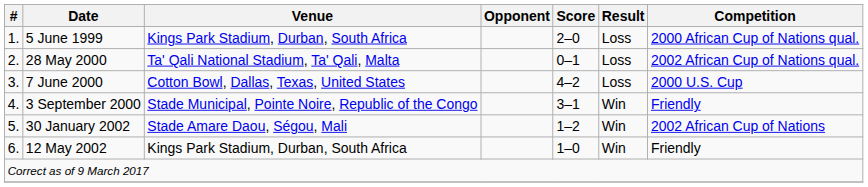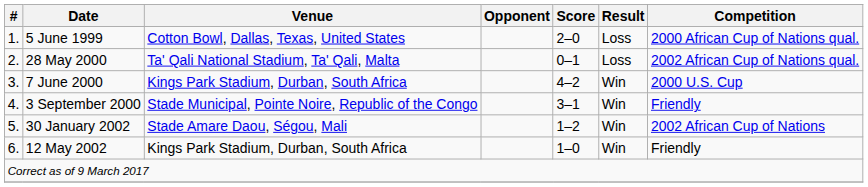(277, 38) Kings Park Stadium, Durban, South Africa -> (276, 38) Cotton Bowl, Dallas, Texas, United States
(276, 82) Cotton Bowl, Dallas, Texas, United States -> (277, 82) Kings Park Stadium, Durban, South Africa
(617, 82) Loss -> (614, 82) Win
